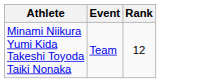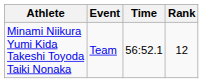+ column: (144, 14)
